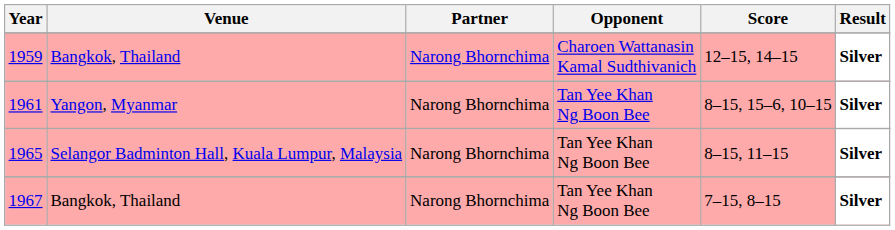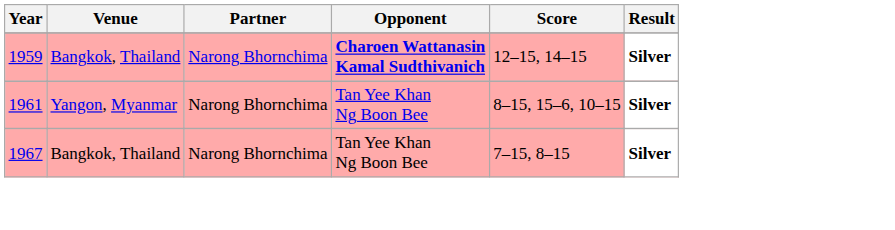(627, 56) normal -> (410, 56) bold
- row: (26, 153)
